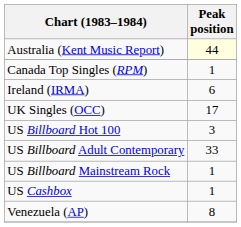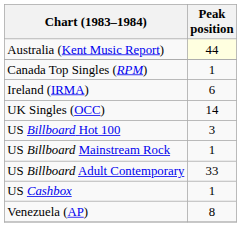(212, 110) 17 -> (212, 110) 14
rows swapped: (96, 150) <-> (89, 171)
